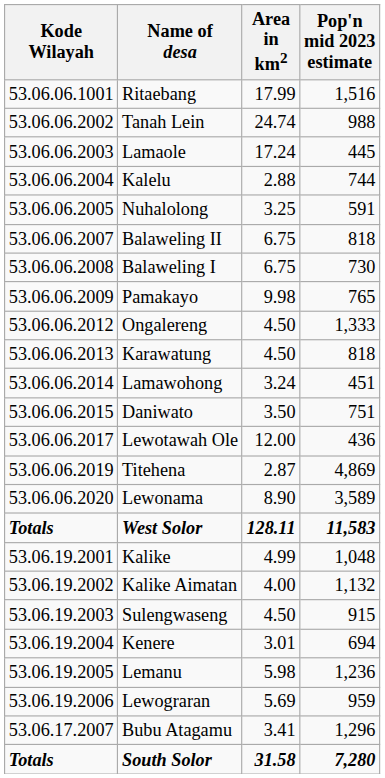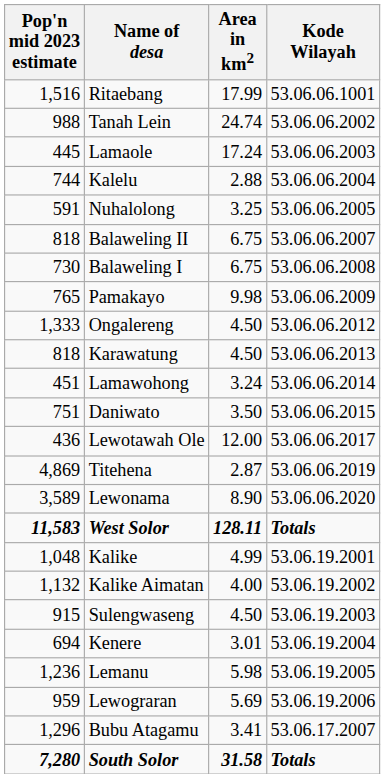columns swapped: (61, 41) <-> (340, 41)
